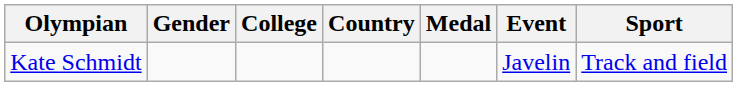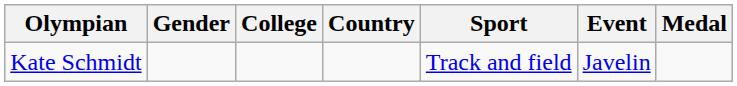columns swapped: (654, 23) <-> (458, 23)
